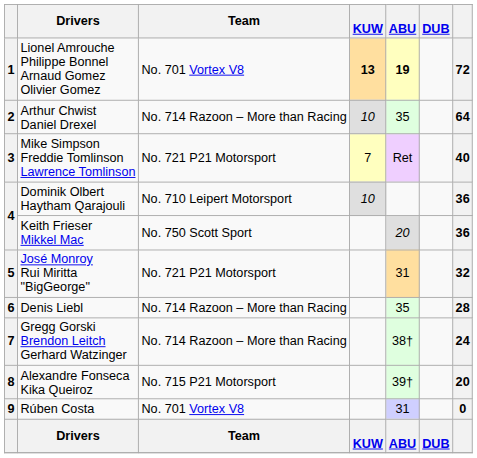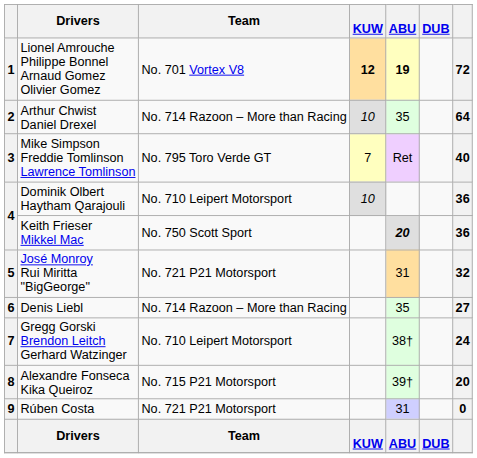(368, 69) 13 -> (368, 69) 12
(209, 158) No. 721 P21 Motorsport -> (206, 158) No. 795 Toro Verde GT
(403, 232) normal -> (403, 232) bold
(463, 307) 28 -> (463, 307) 27
(244, 341) No. 714 Razoon – More than Racing -> (217, 341) No. 710 Leipert Motorsport
(193, 409) No. 701 Vortex V8 -> (209, 409) No. 721 P21 Motorsport
